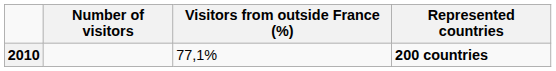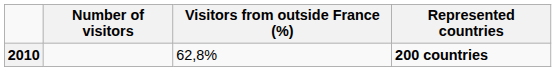(197, 54) 77,1% -> (197, 54) 62,8%
